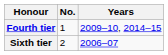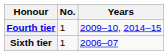(63, 43) 2 -> (63, 43) 1
